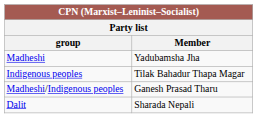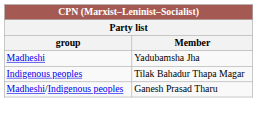- row: (16, 105)
